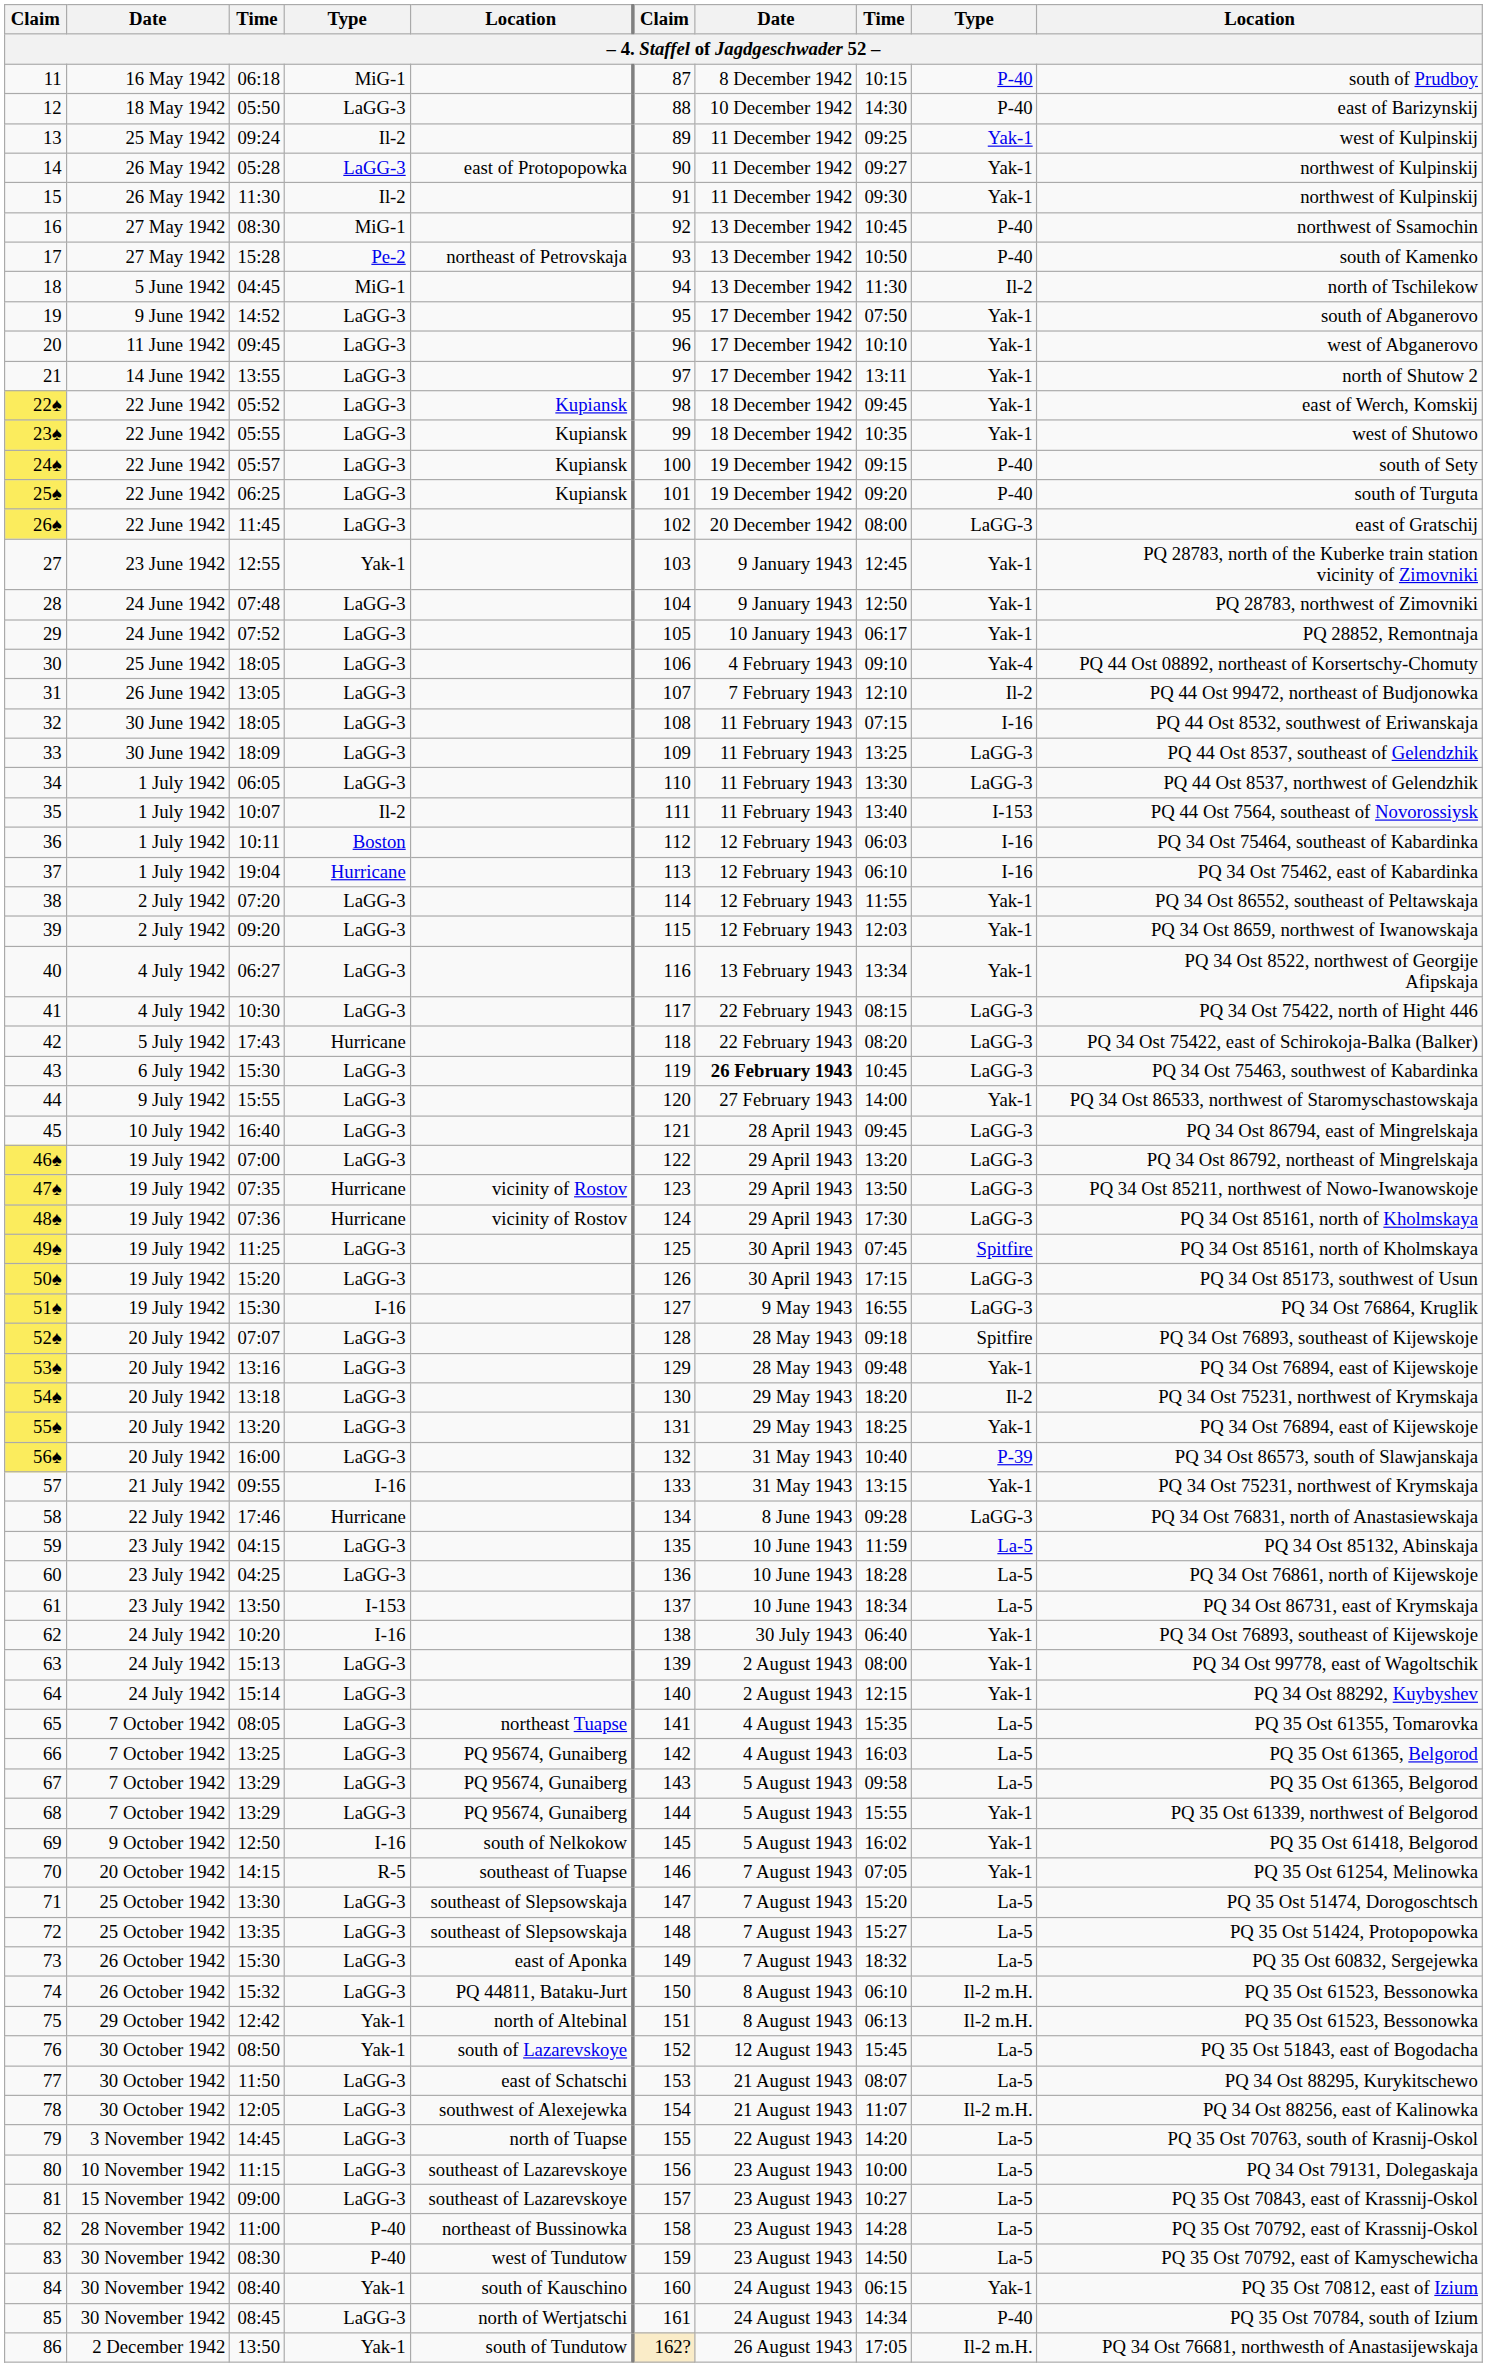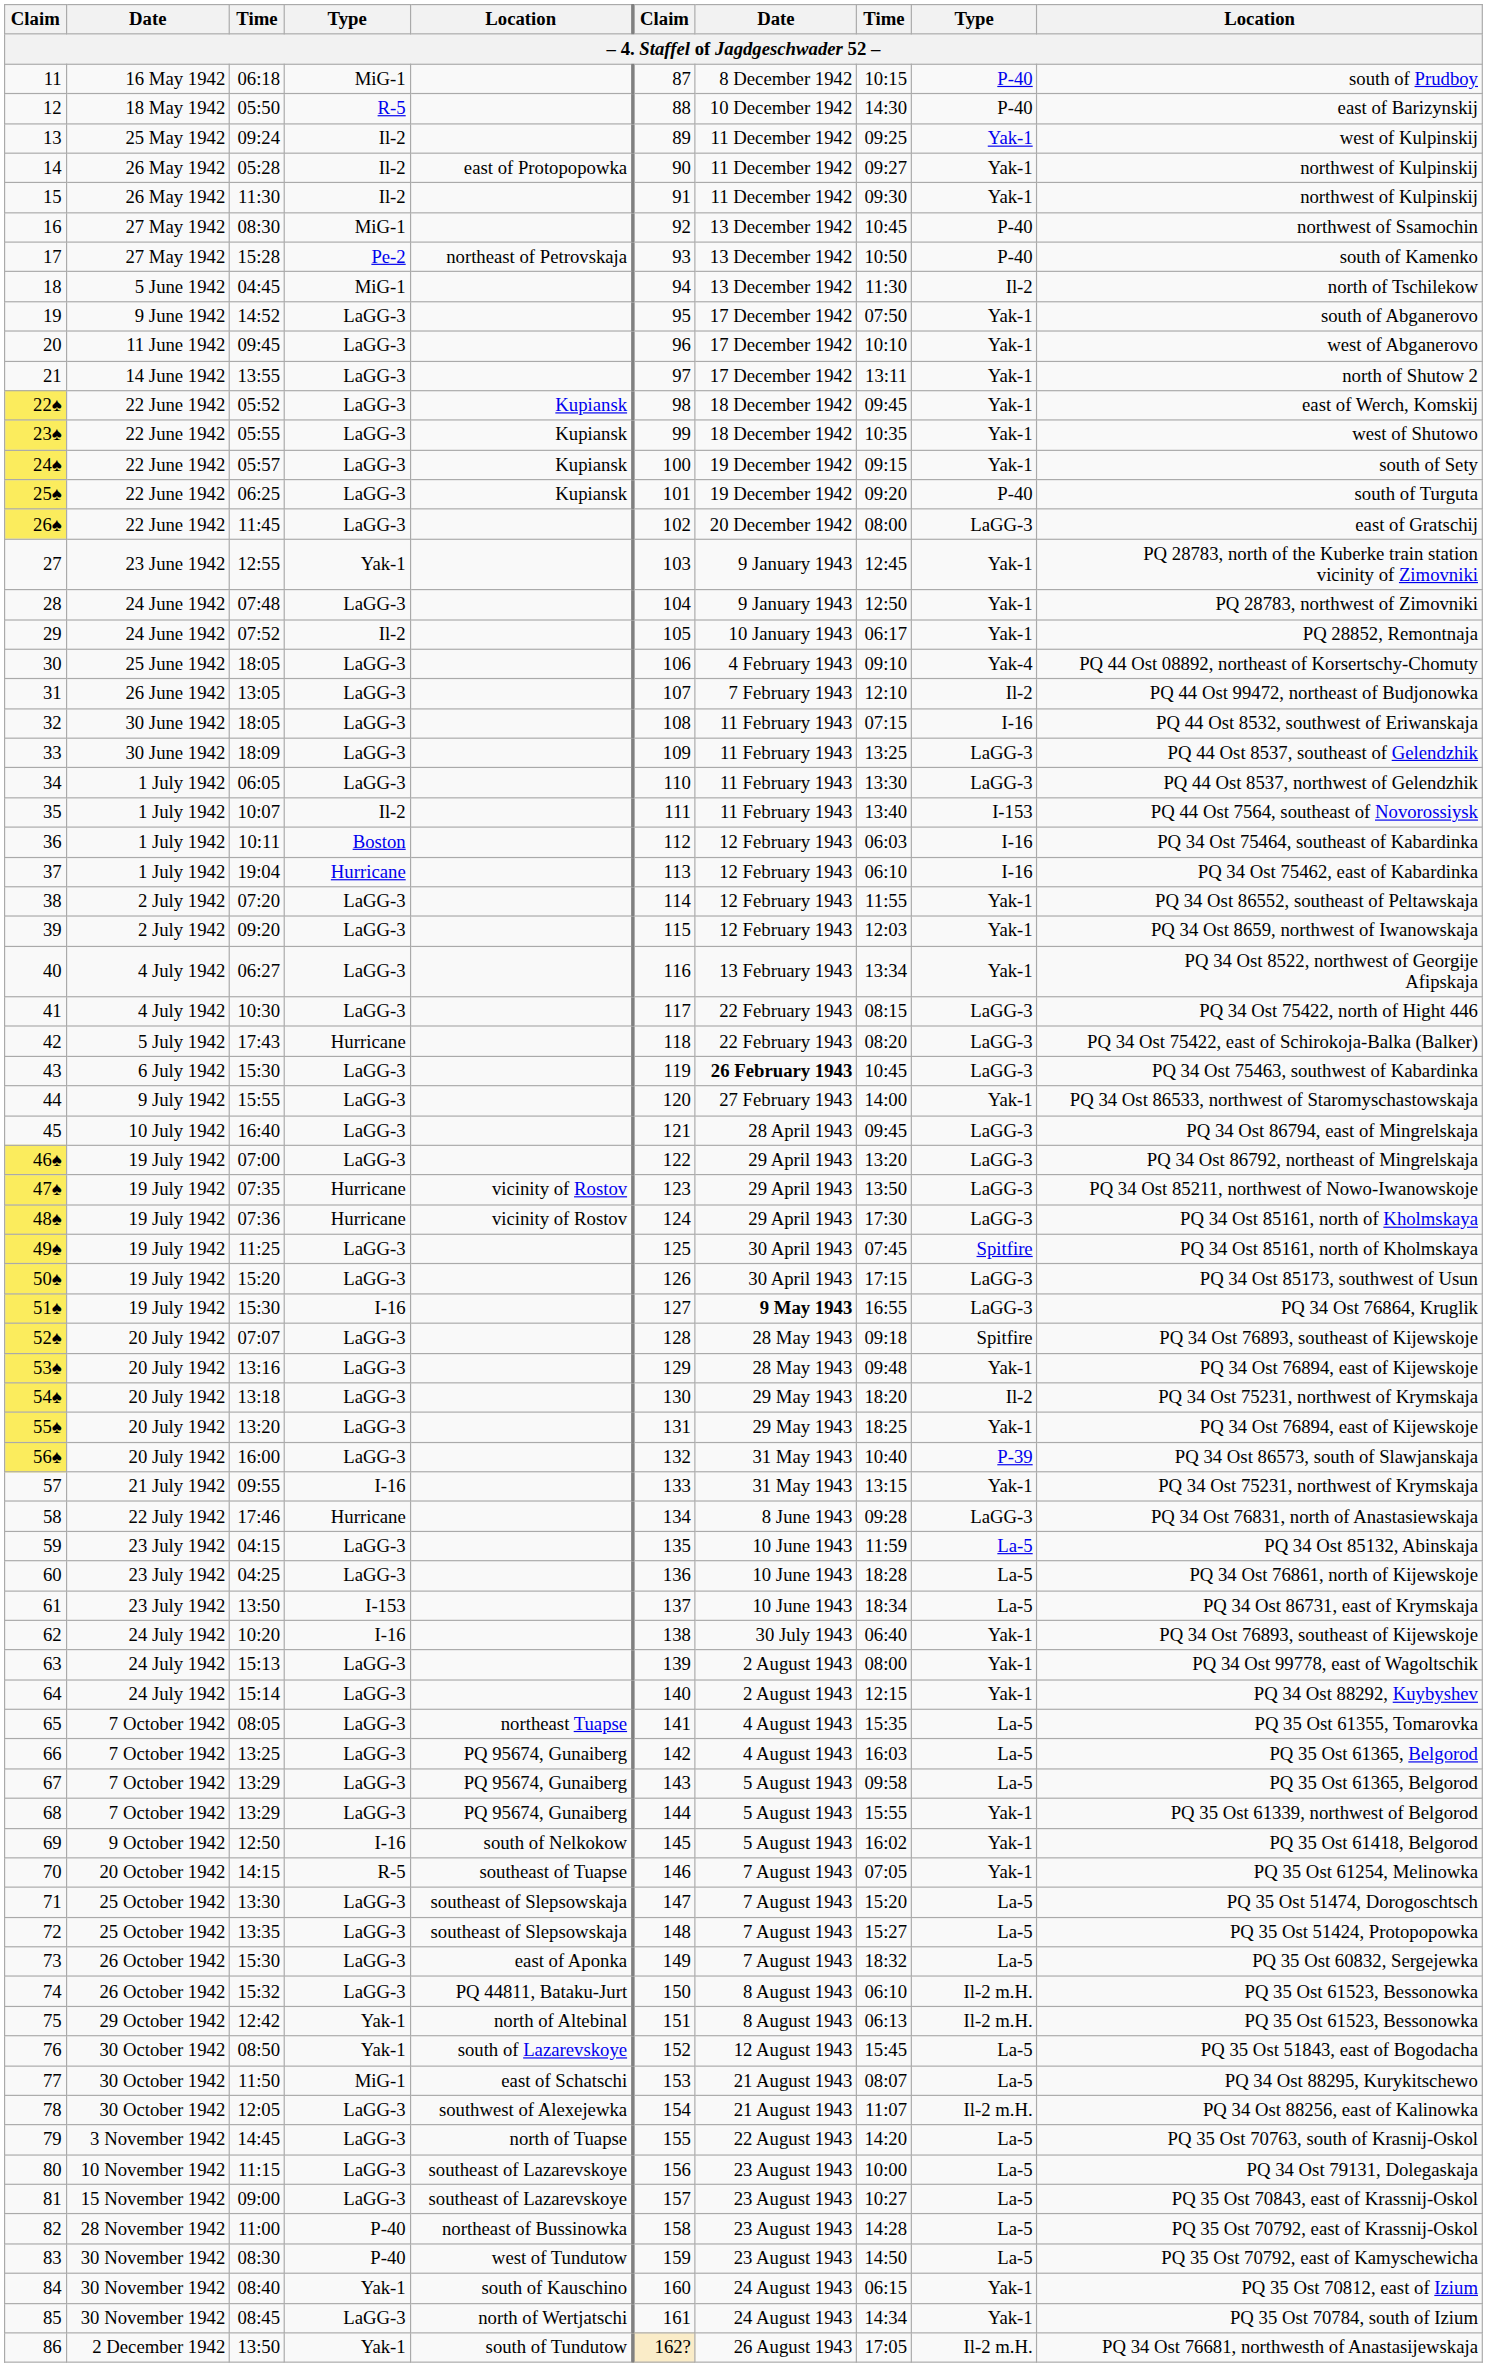(375, 108) LaGG-3 -> (392, 108) R-5
(375, 167) LaGG-3 -> (392, 167) Il-2
(1015, 464) P-40 -> (1010, 464) Yak-1
(375, 634) LaGG-3 -> (392, 634) Il-2
(807, 1308) normal -> (806, 1308) bold
(375, 2080) LaGG-3 -> (380, 2080) MiG-1
(1015, 2317) P-40 -> (1010, 2317) Yak-1
